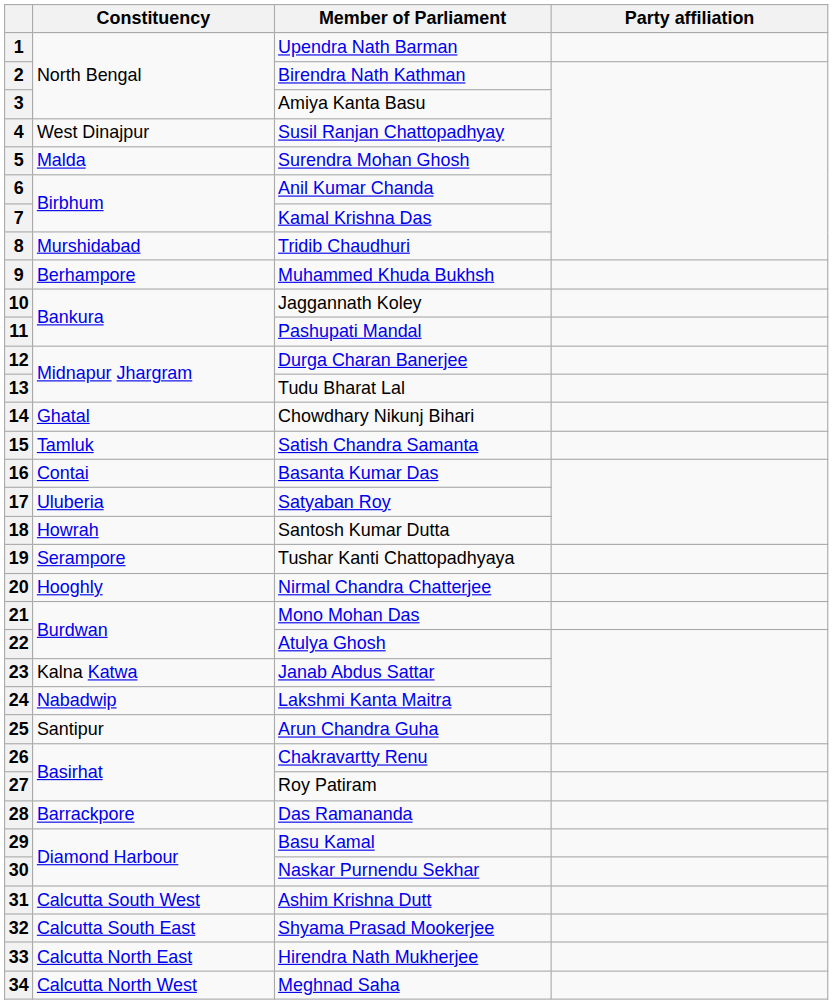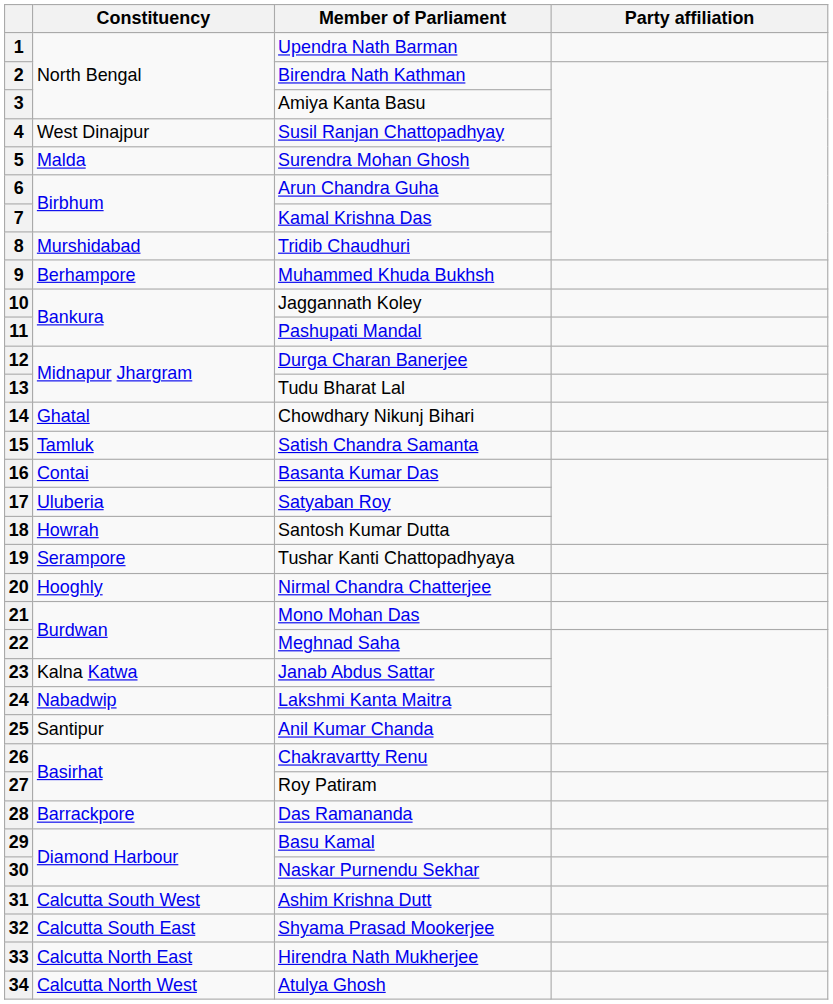(356, 189) Anil Kumar Chanda -> (358, 189) Arun Chandra Guha
(332, 643) Atulya Ghosh -> (339, 643) Meghnad Saha
(358, 729) Arun Chandra Guha -> (356, 729) Anil Kumar Chanda
(339, 984) Meghnad Saha -> (332, 984) Atulya Ghosh
